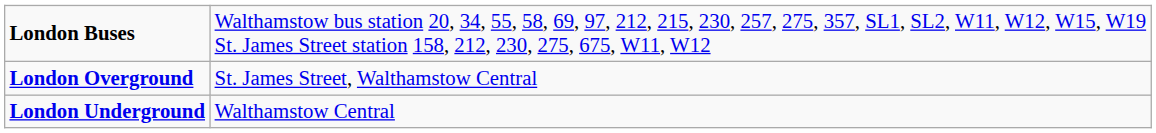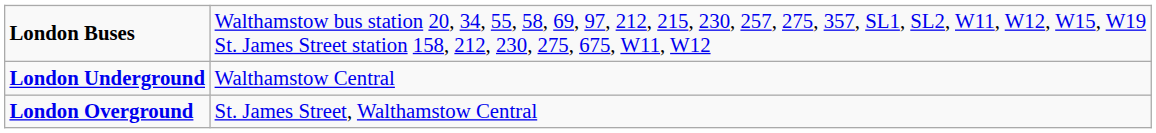rows swapped: (107, 111) <-> (101, 78)
